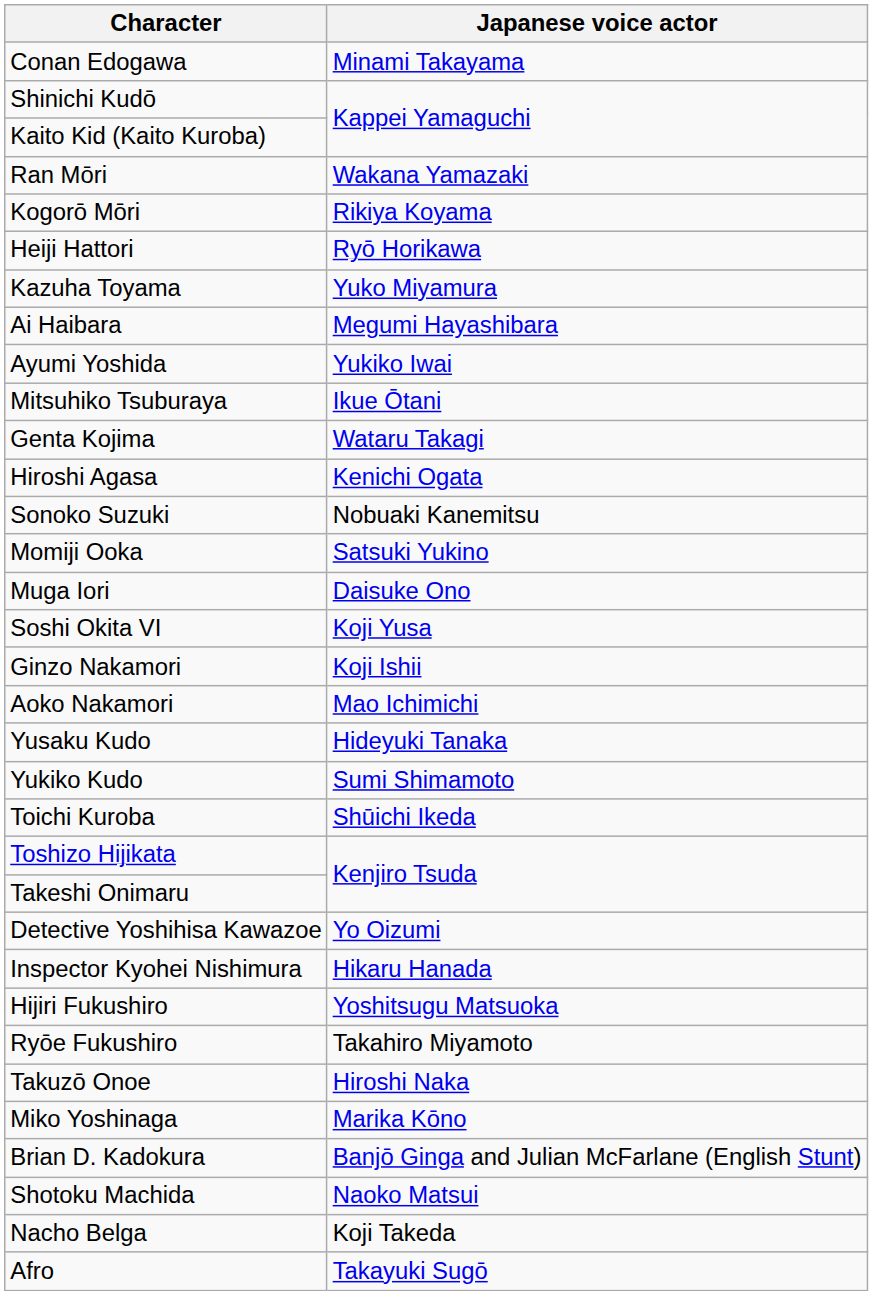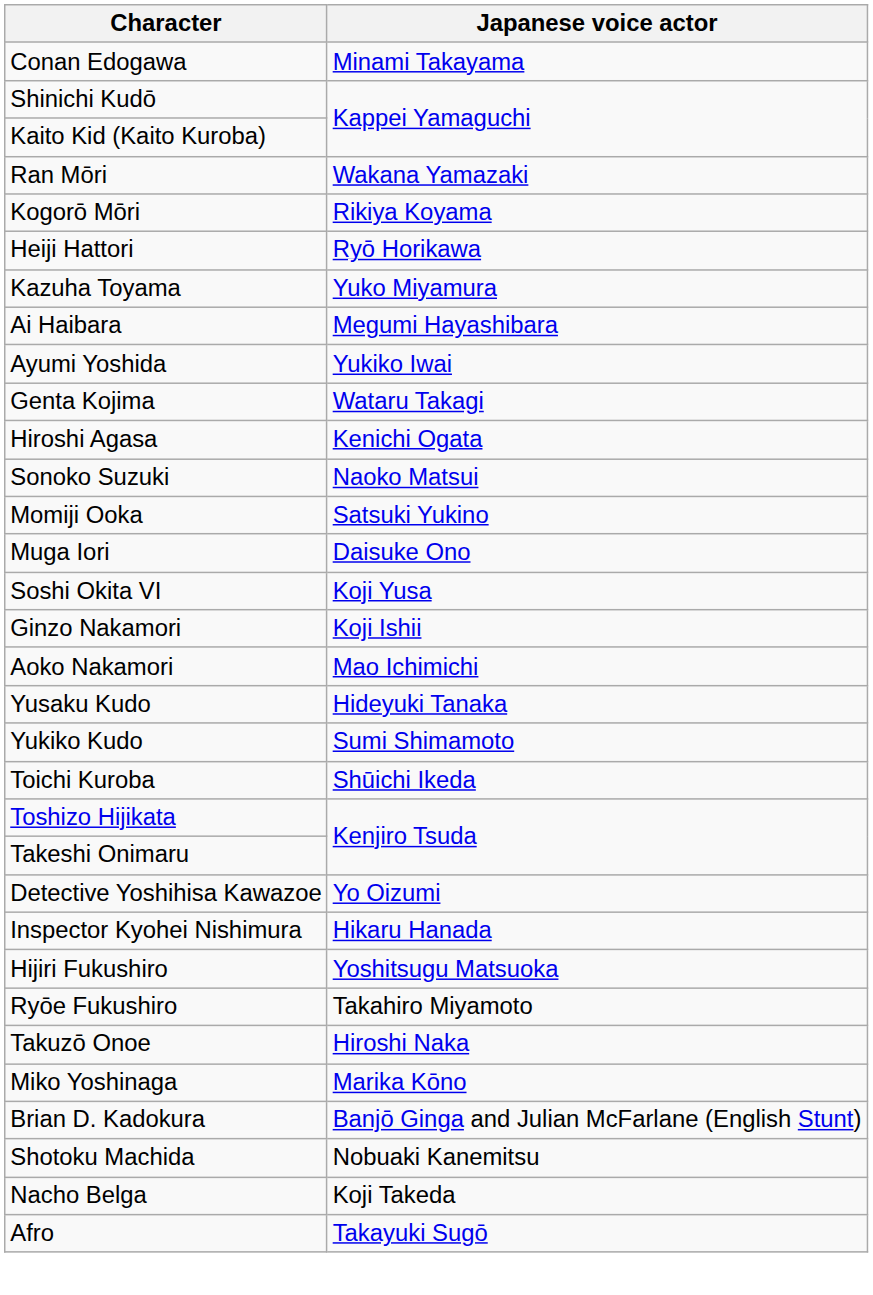- row: (119, 401)
(436, 514) Nobuaki Kanemitsu -> (406, 477) Naoko Matsui
(406, 1195) Naoko Matsui -> (436, 1157) Nobuaki Kanemitsu
